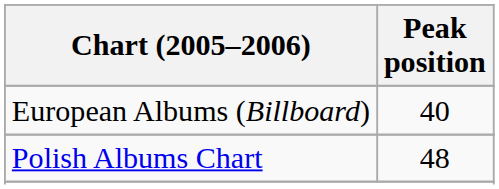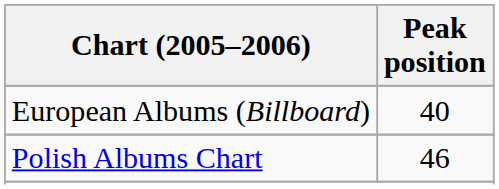(435, 157) 48 -> (435, 157) 46
